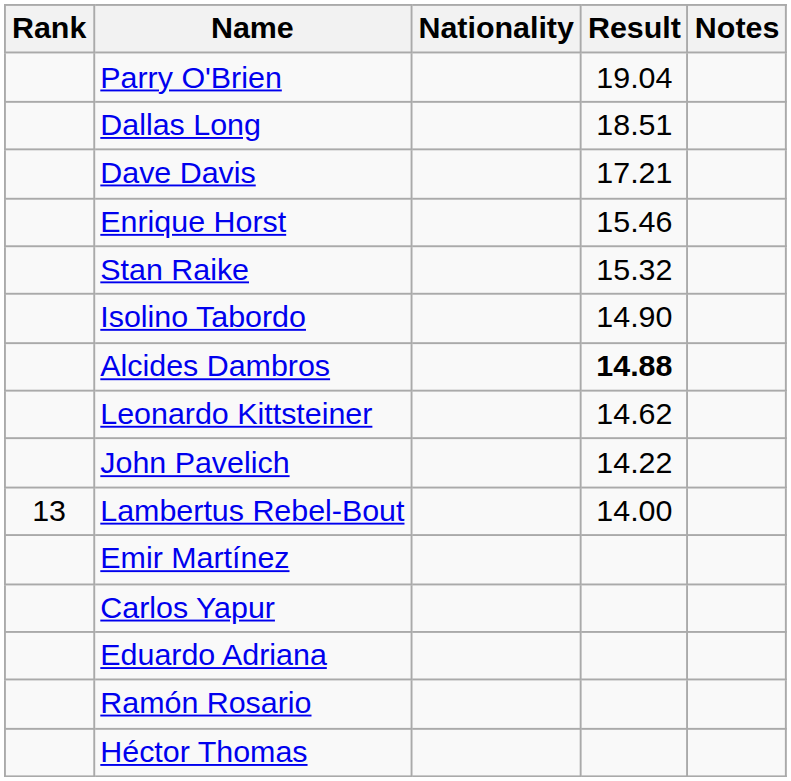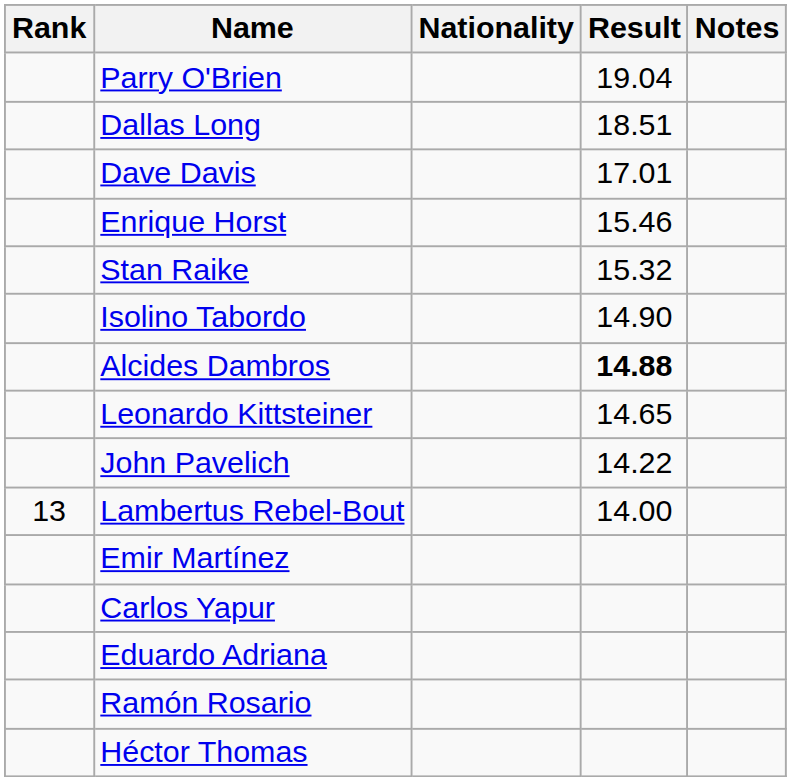(634, 173) 17.21 -> (634, 173) 17.01
(634, 414) 14.62 -> (634, 414) 14.65
